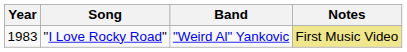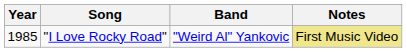(22, 36) 1983 -> (22, 36) 1985
